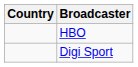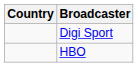rows swapped: (86, 52) <-> (73, 33)
